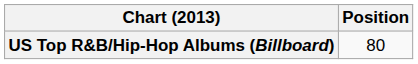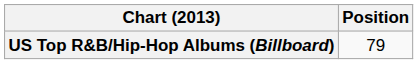(376, 44) 80 -> (376, 44) 79
